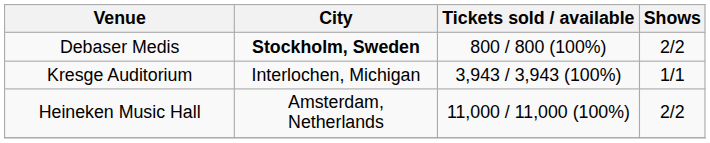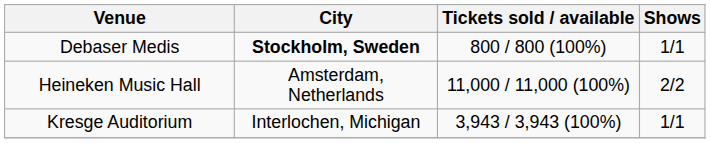(672, 46) 2/2 -> (672, 46) 1/1
rows swapped: (120, 113) <-> (120, 74)
